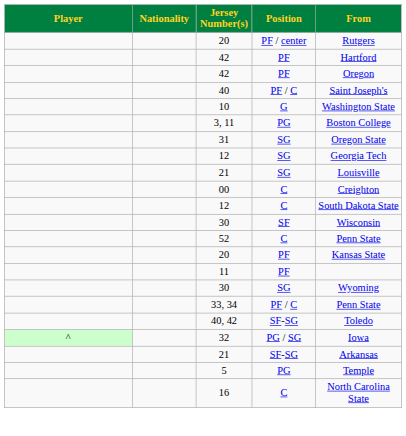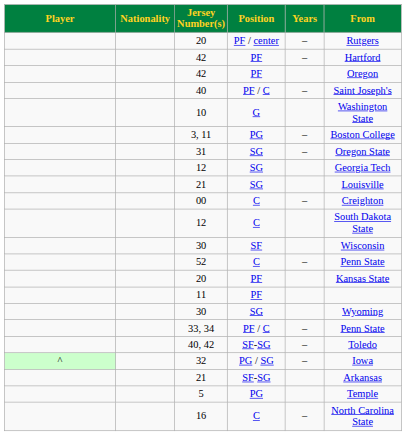+ column: (305, 18)
